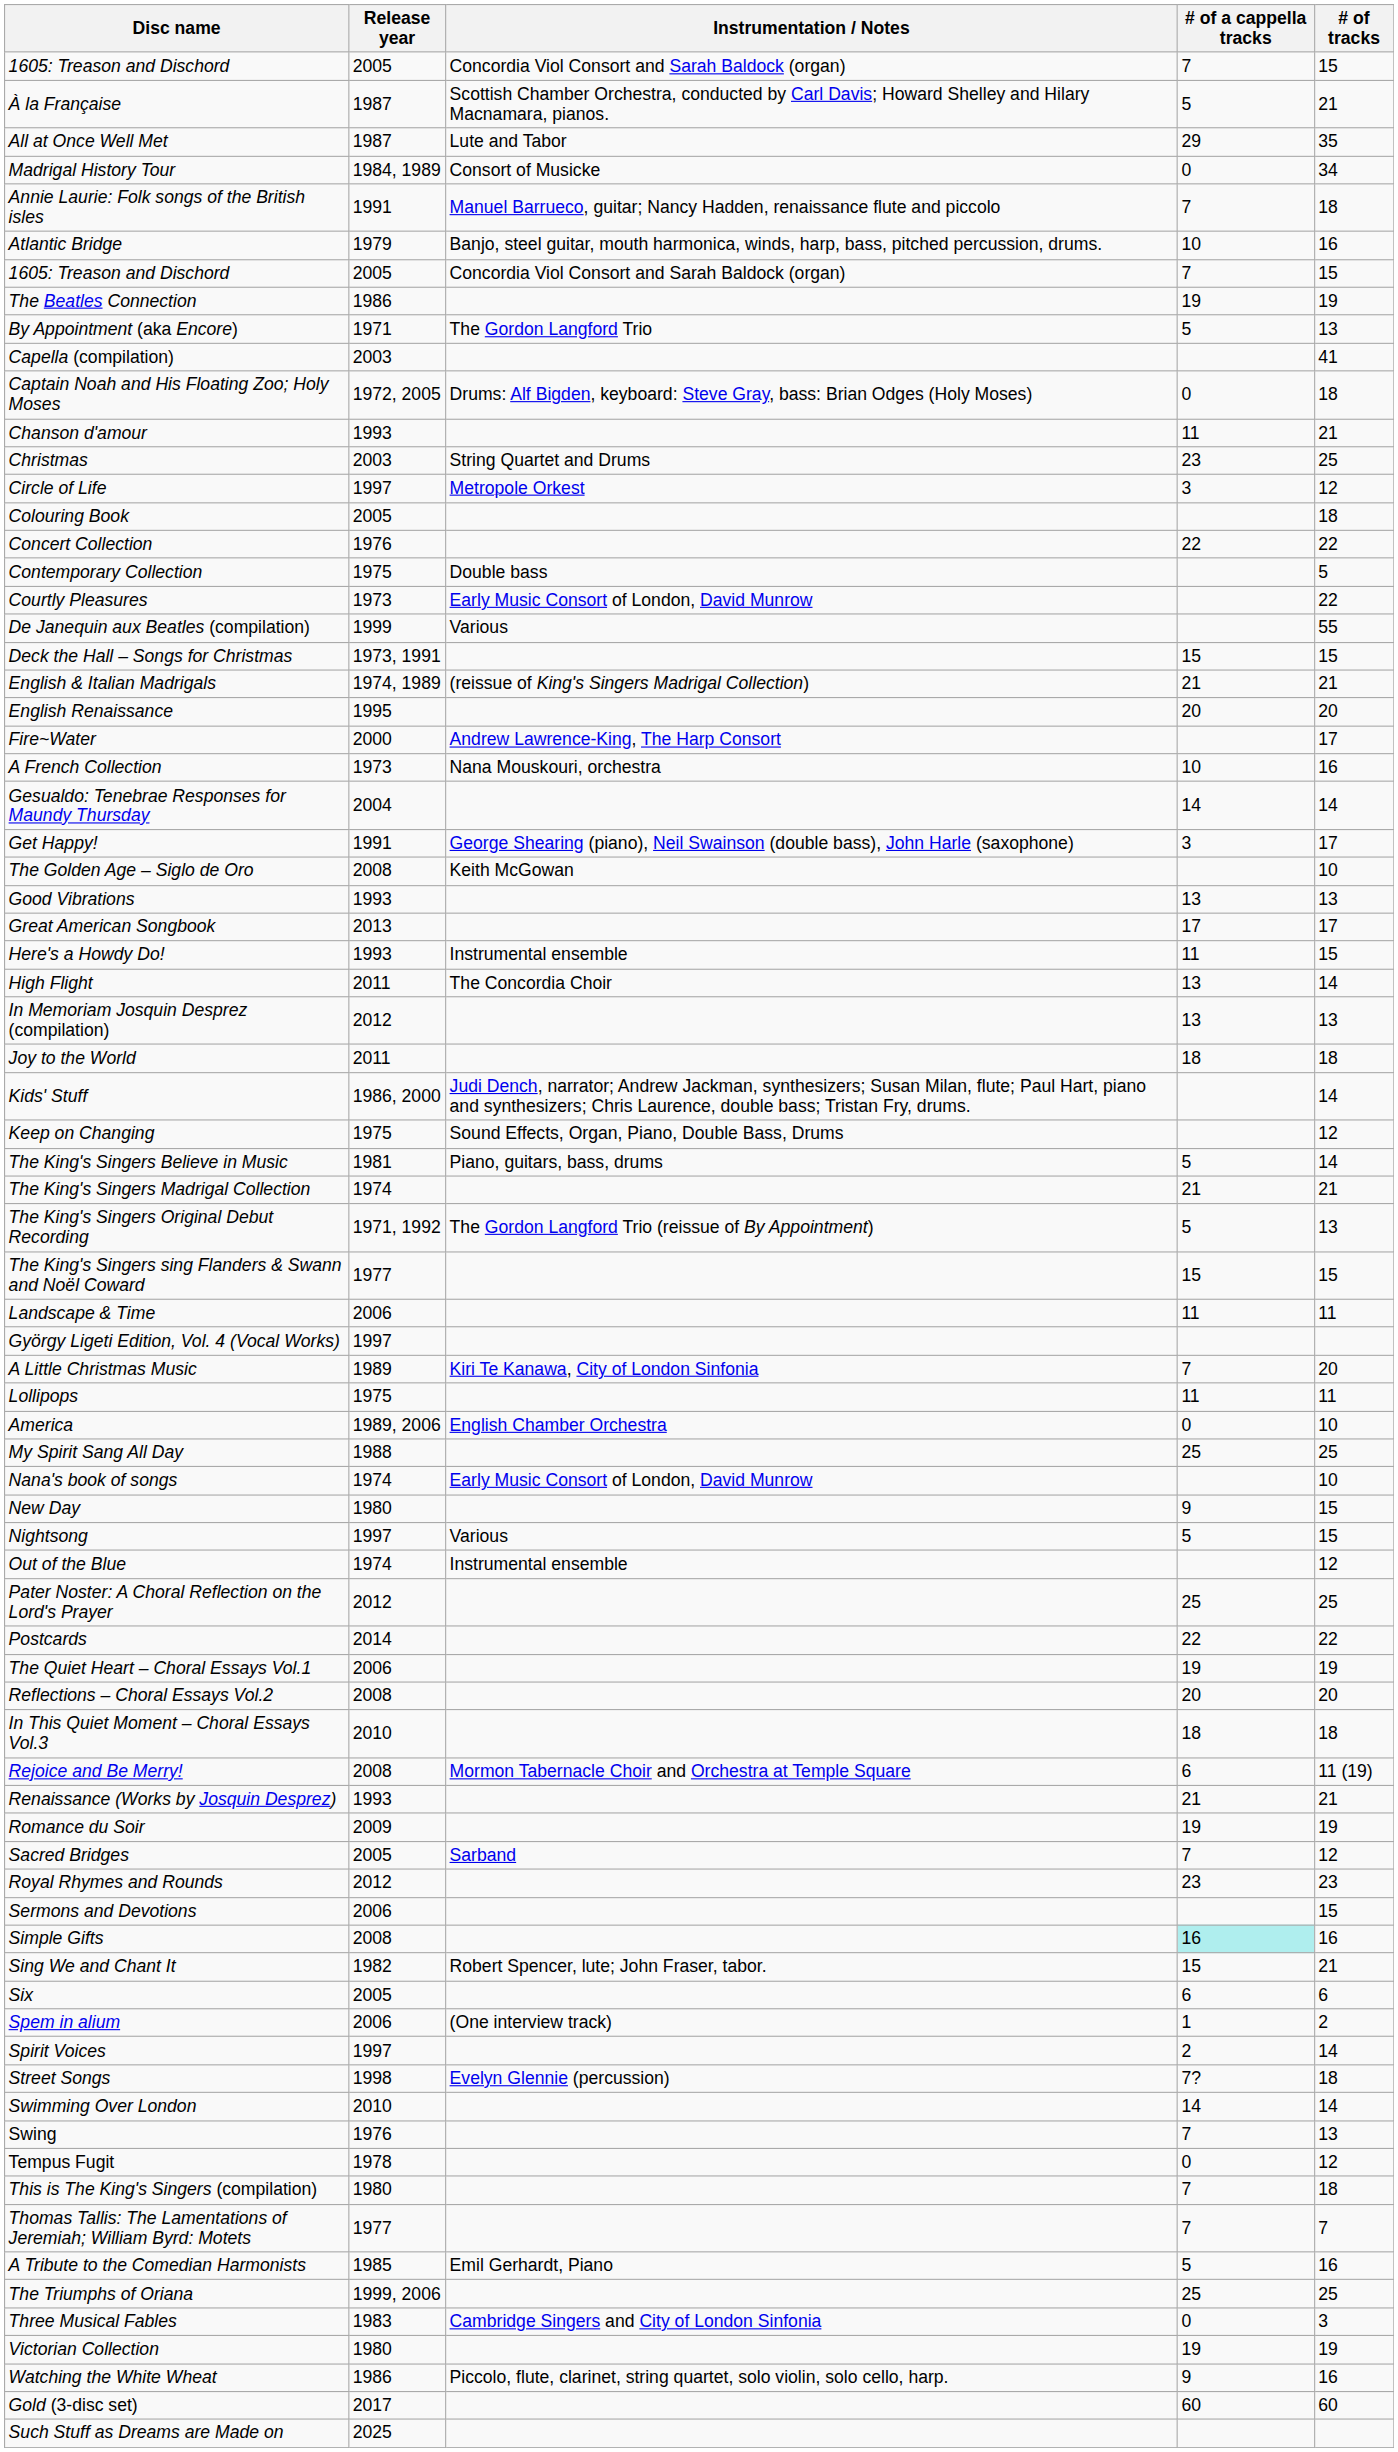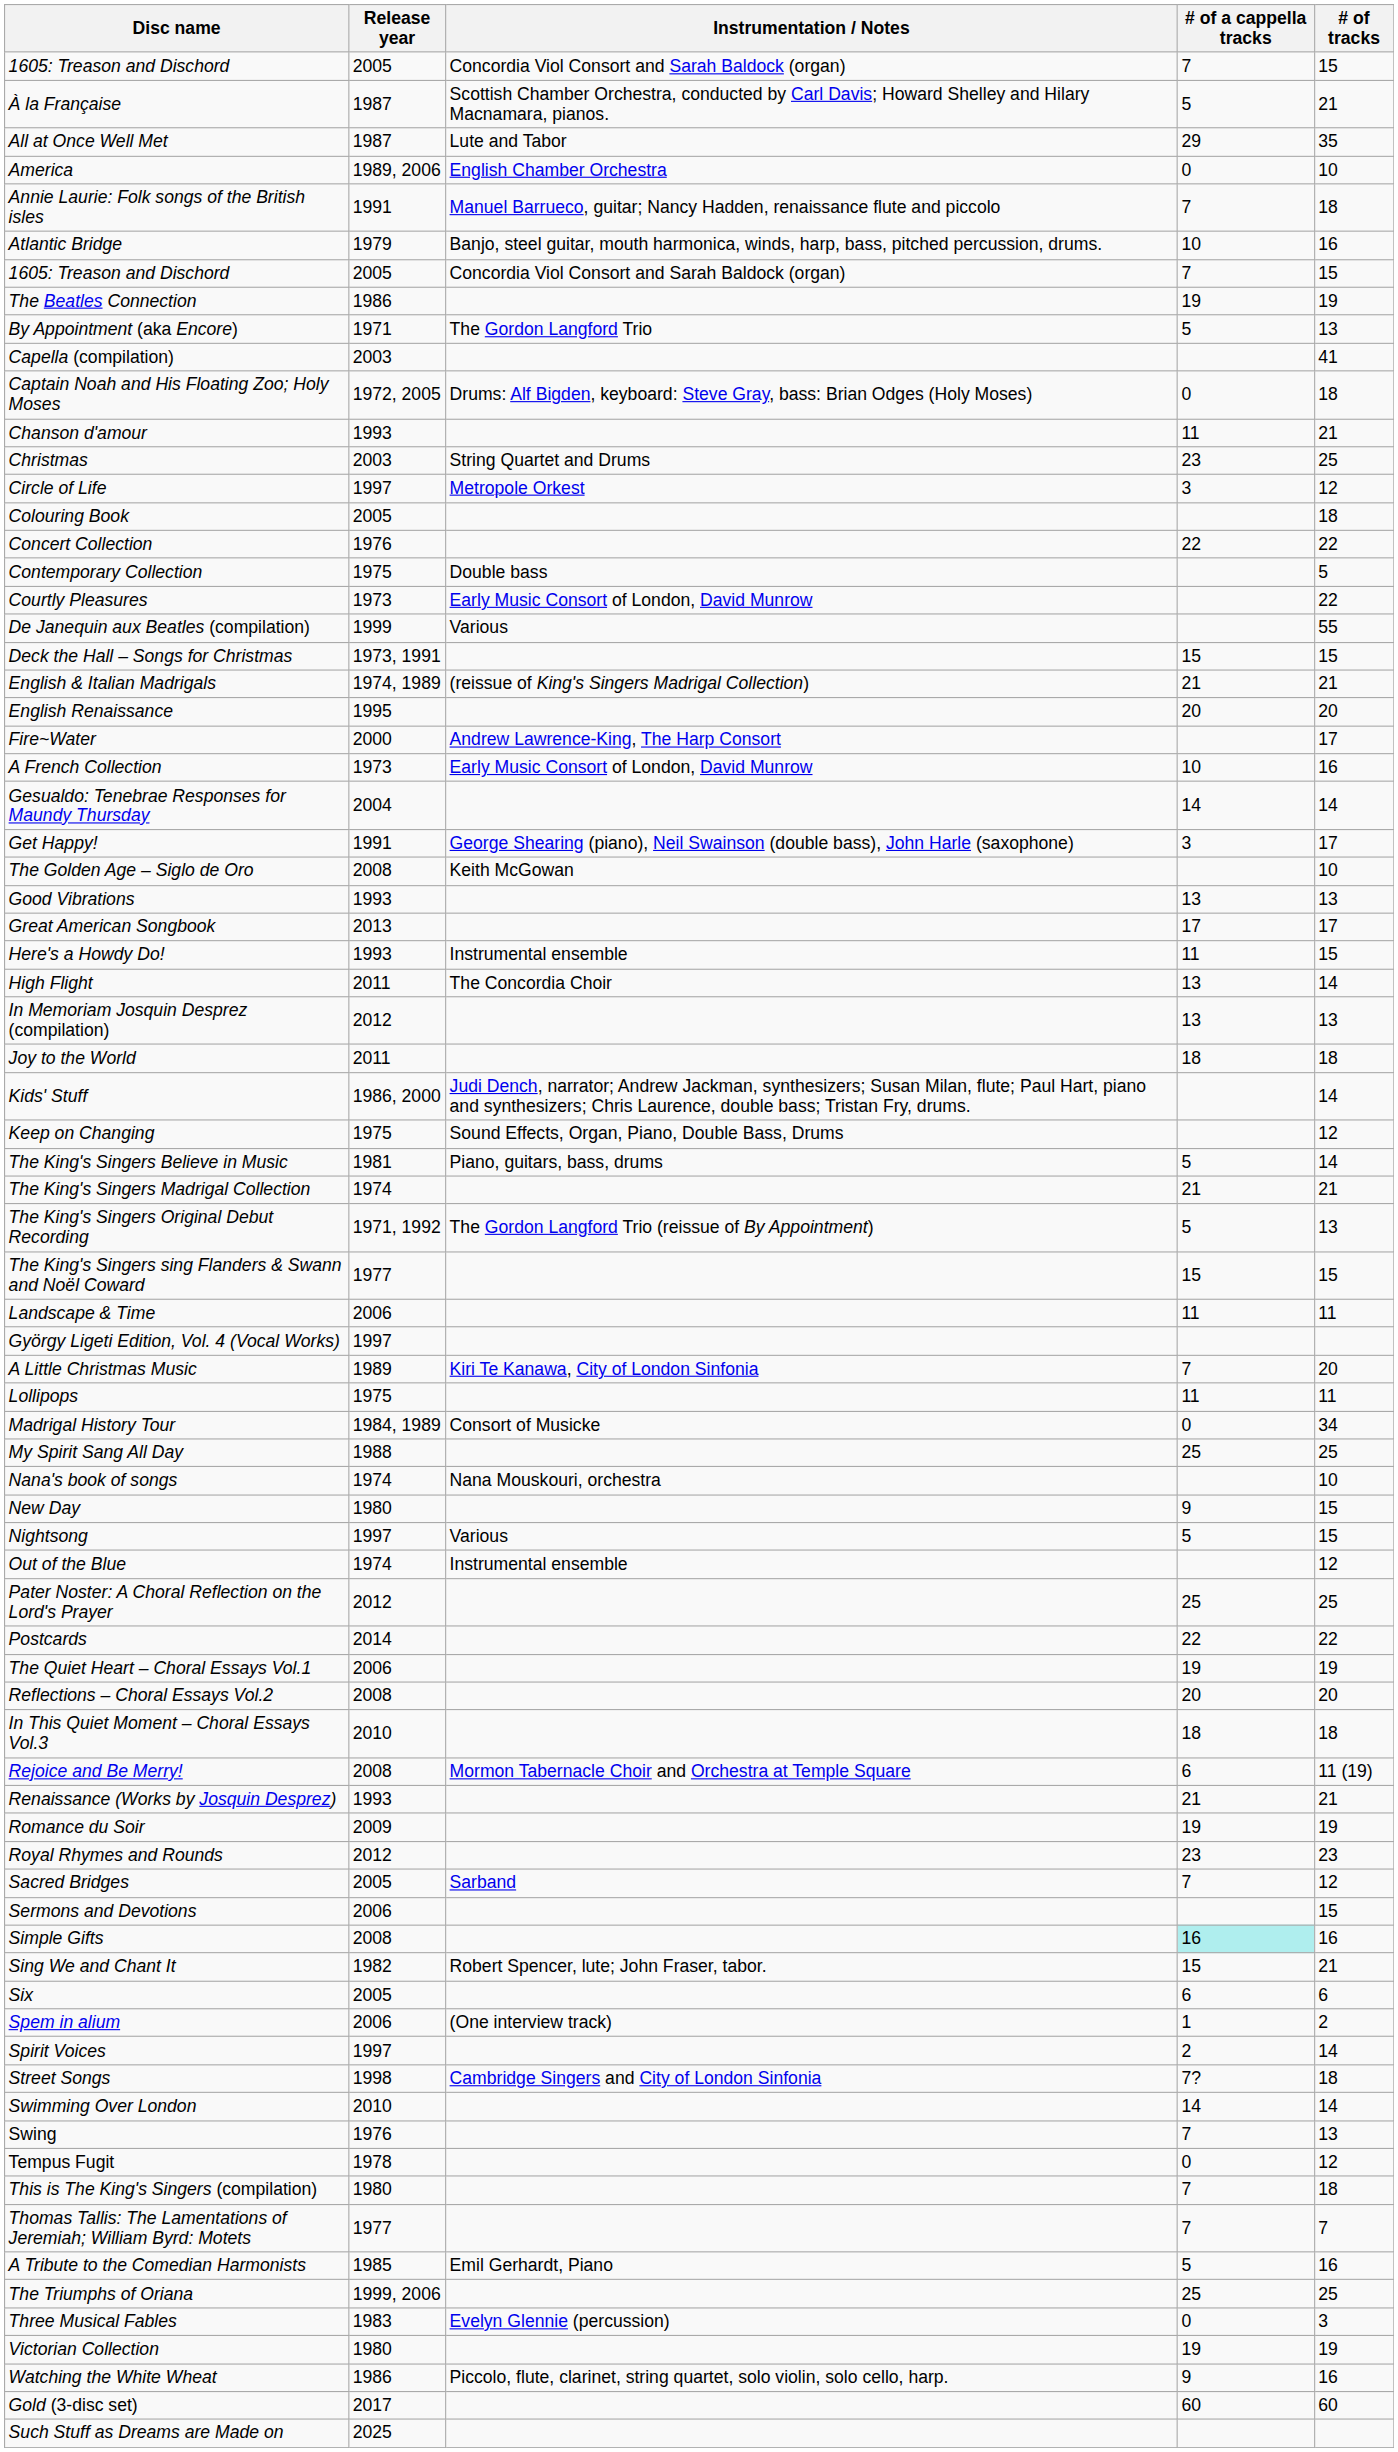rows swapped: (41, 1424) <-> (92, 169)
(555, 767) Nana Mouskouri, orchestra -> (631, 767) Early Music Consort of London, David Munrow
(631, 1480) Early Music Consort of London, David Munrow -> (555, 1480) Nana Mouskouri, orchestra
rows swapped: (116, 1883) <-> (69, 1855)
(560, 2078) Evelyn Glennie (percussion) -> (635, 2078) Cambridge Singers and City of London Sinfonia
(635, 2321) Cambridge Singers and City of London Sinfonia -> (560, 2321) Evelyn Glennie (percussion)
